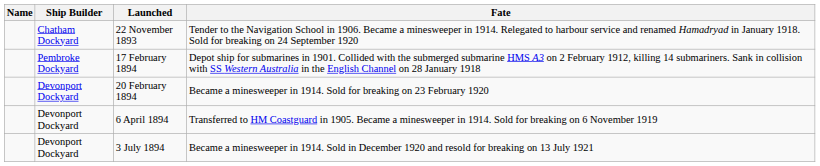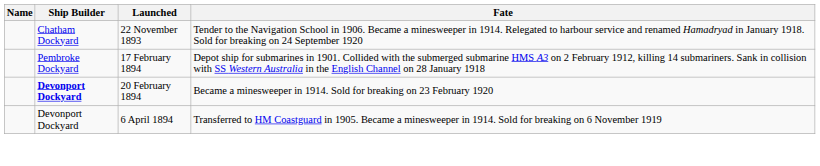(60, 91) normal -> (61, 91) bold
- row: (140, 147)
